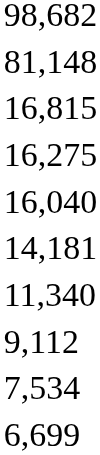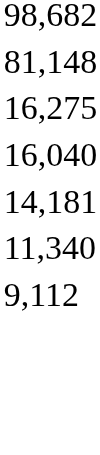- row: (50, 108)
- row: (42, 387)
- row: (42, 434)
